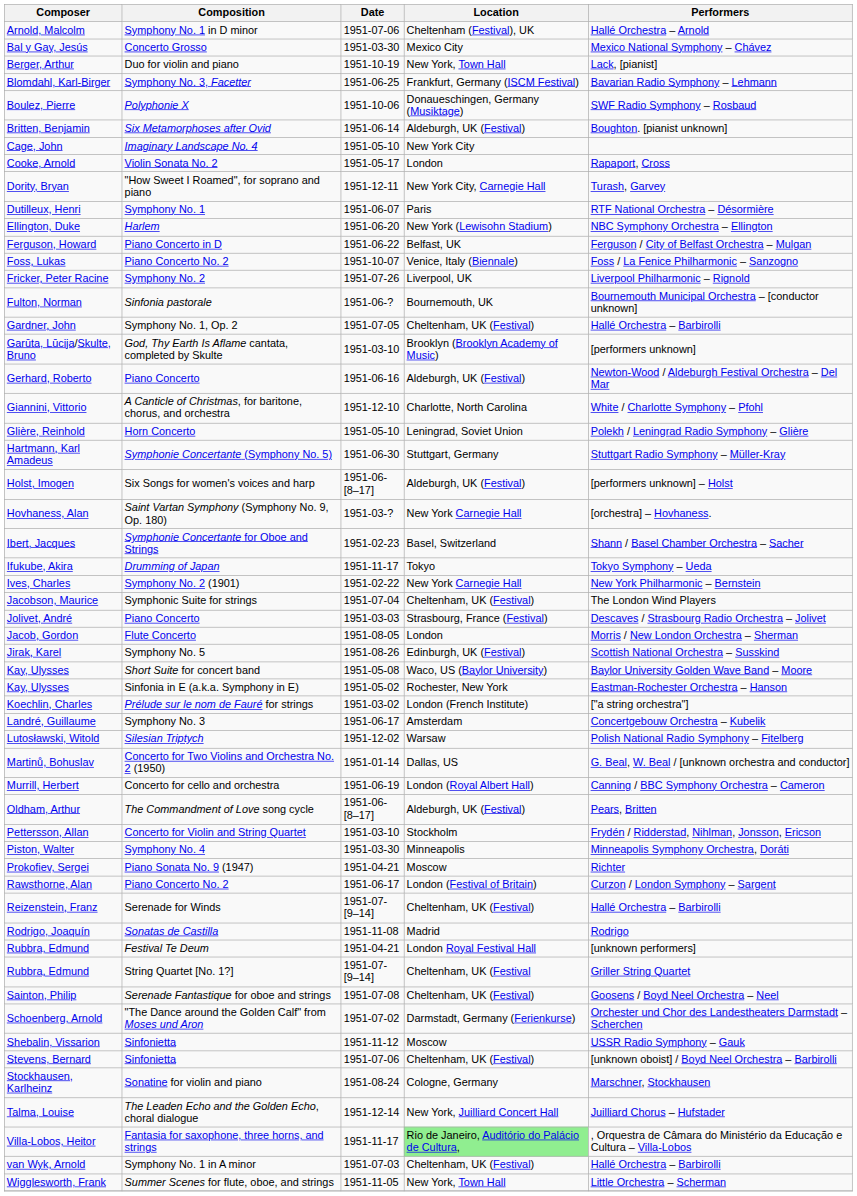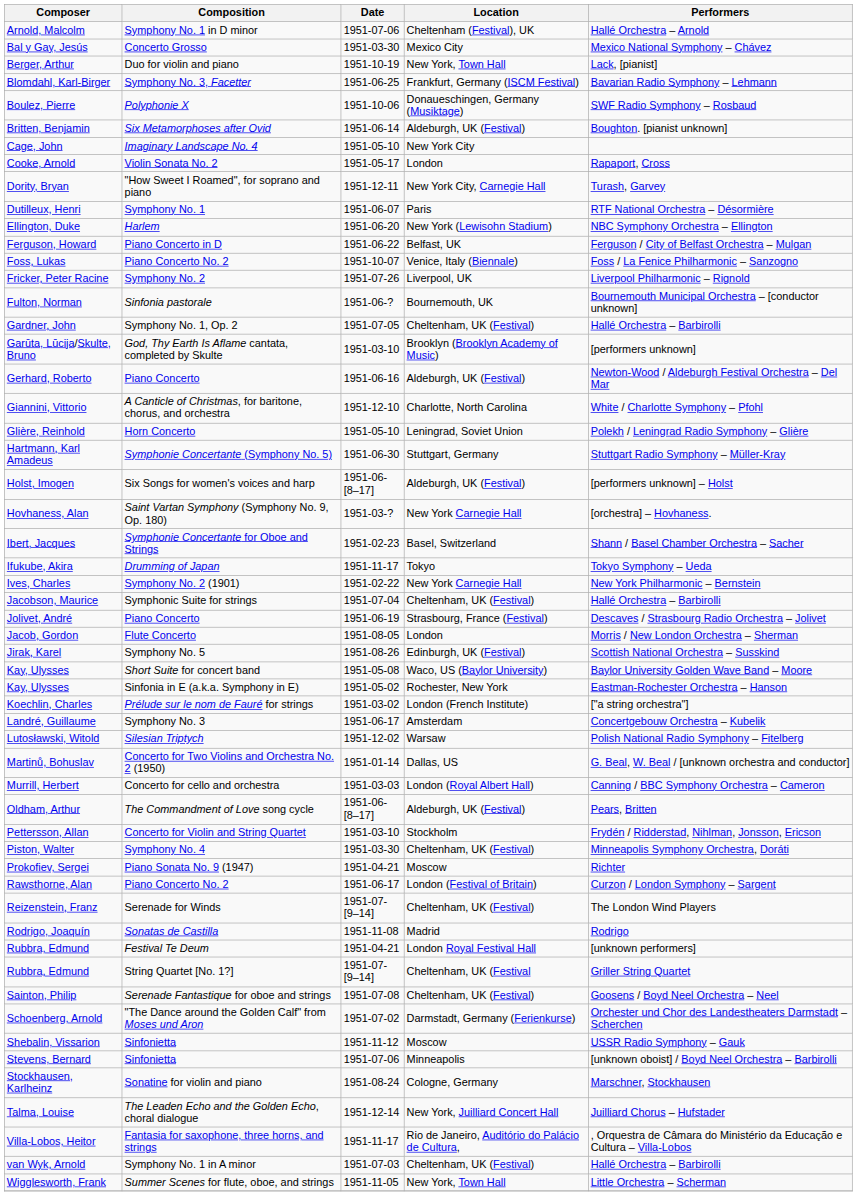(653, 601) The London Wind Players -> (656, 601) Hallé Orchestra – Barbirolli
(371, 618) 1951-03-03 -> (371, 618) 1951-06-19
(371, 786) 1951-06-19 -> (371, 786) 1951-03-03
(436, 850) Minneapolis -> (470, 850) Cheltenham, UK (Festival)
(656, 908) Hallé Orchestra – Barbirolli -> (653, 908) The London Wind Players
(470, 1059) Cheltenham, UK (Festival) -> (436, 1059) Minneapolis
(493, 1141) lightgreen background -> (493, 1141) no background
